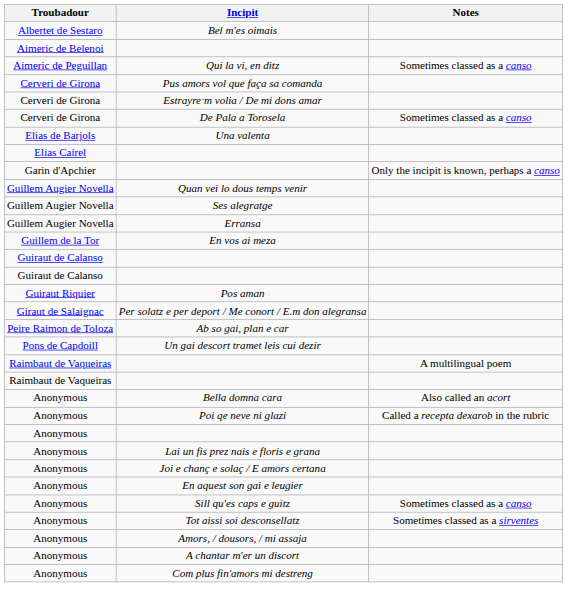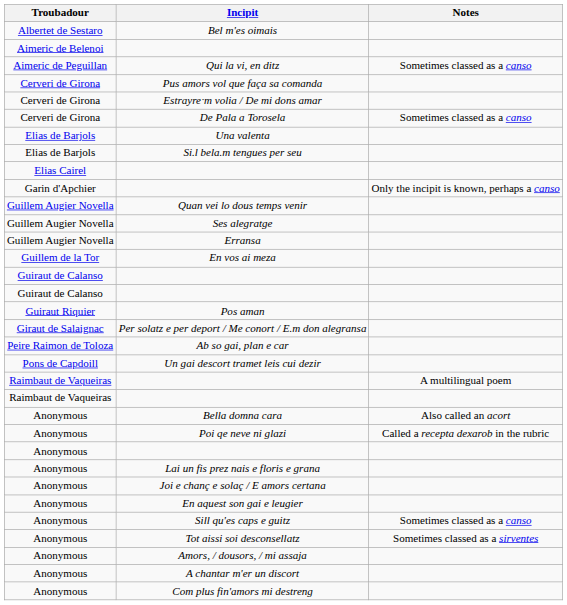+ row: (60, 153)
